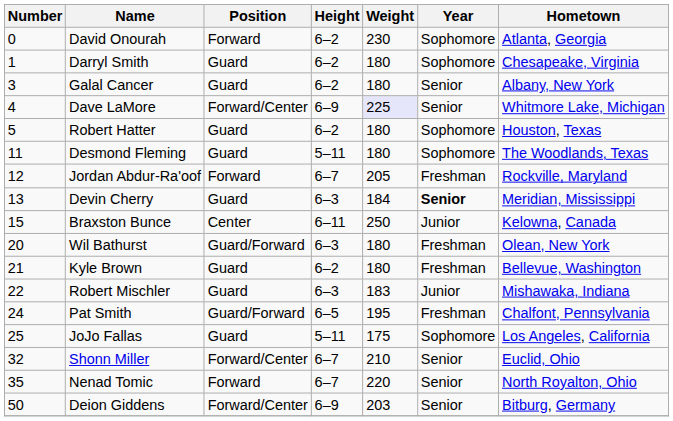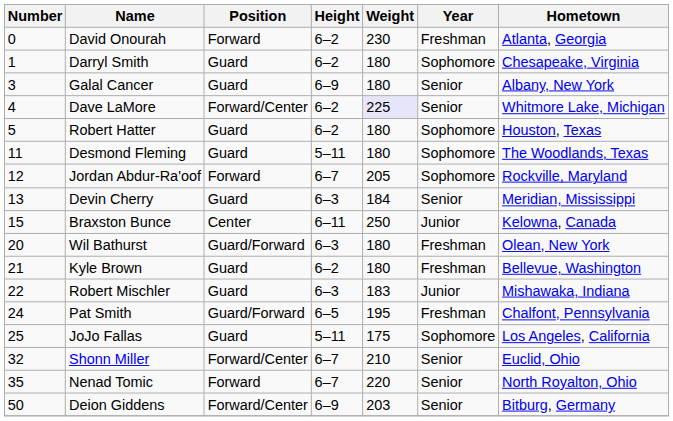(458, 39) Sophomore -> (453, 39) Freshman
(327, 85) 6–2 -> (327, 85) 6–9
(327, 108) 6–9 -> (327, 108) 6–2
(453, 176) Freshman -> (458, 176) Sophomore
(443, 199) bold -> (442, 199) normal
